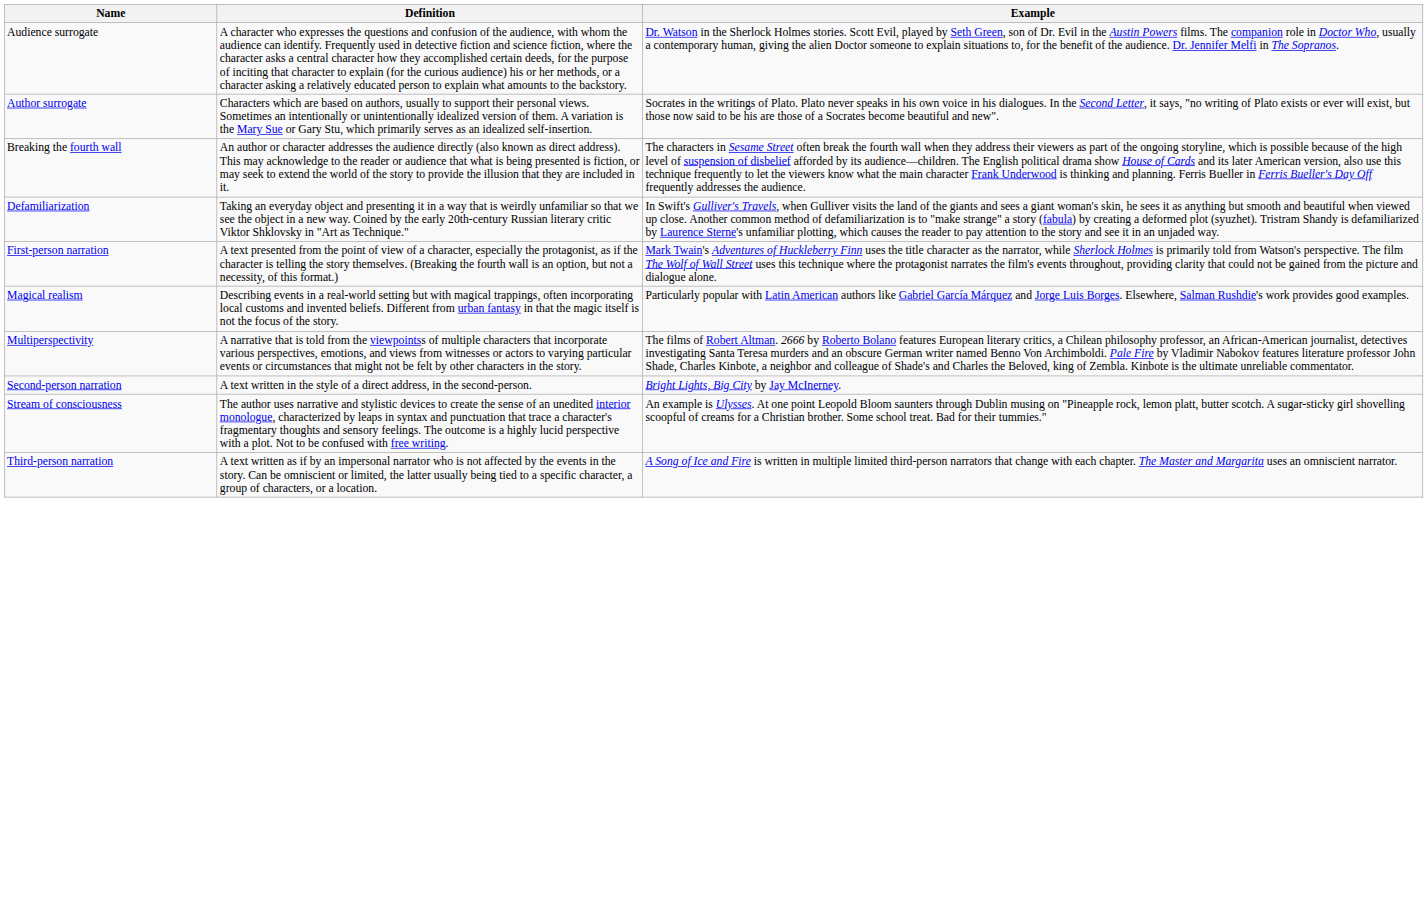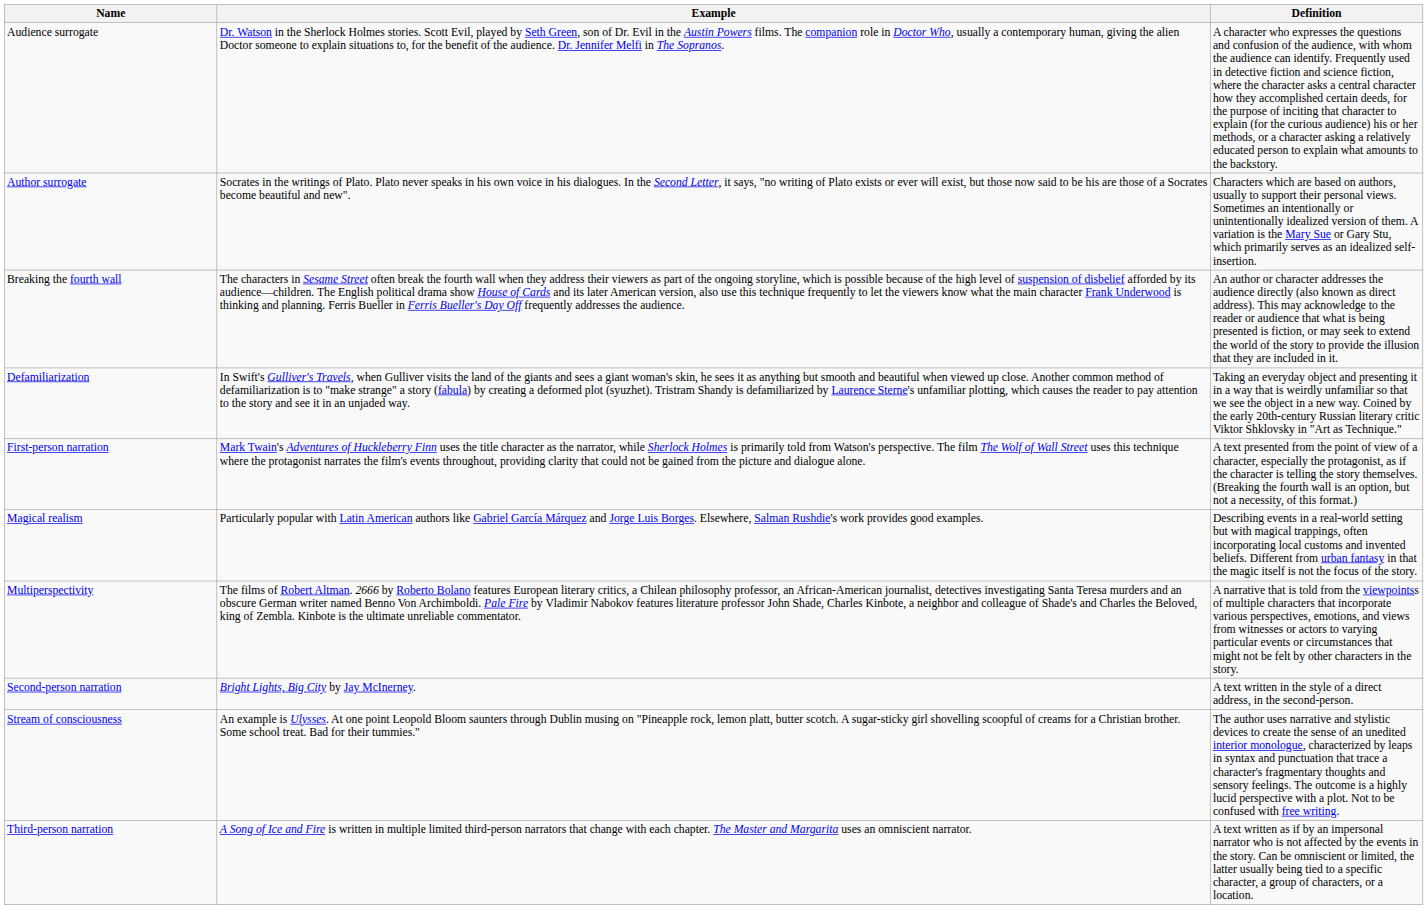columns swapped: (430, 13) <-> (1033, 13)
